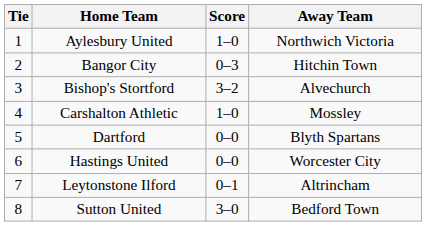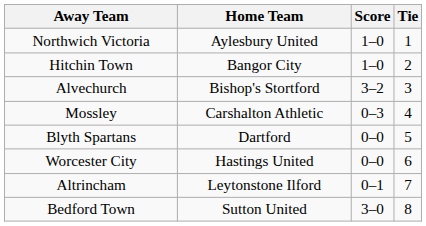columns swapped: (18, 16) <-> (335, 16)
(227, 64) 0–3 -> (372, 64) 1–0
(227, 112) 1–0 -> (372, 112) 0–3
